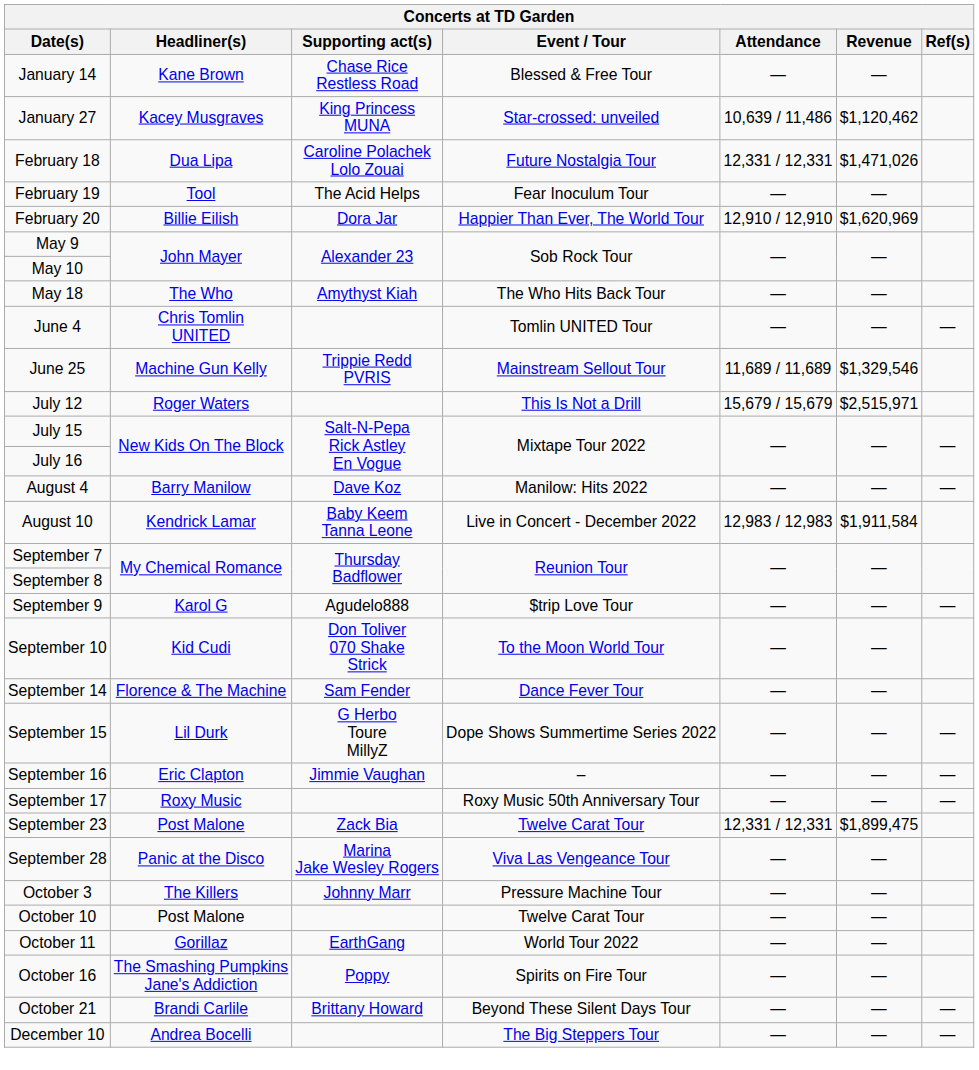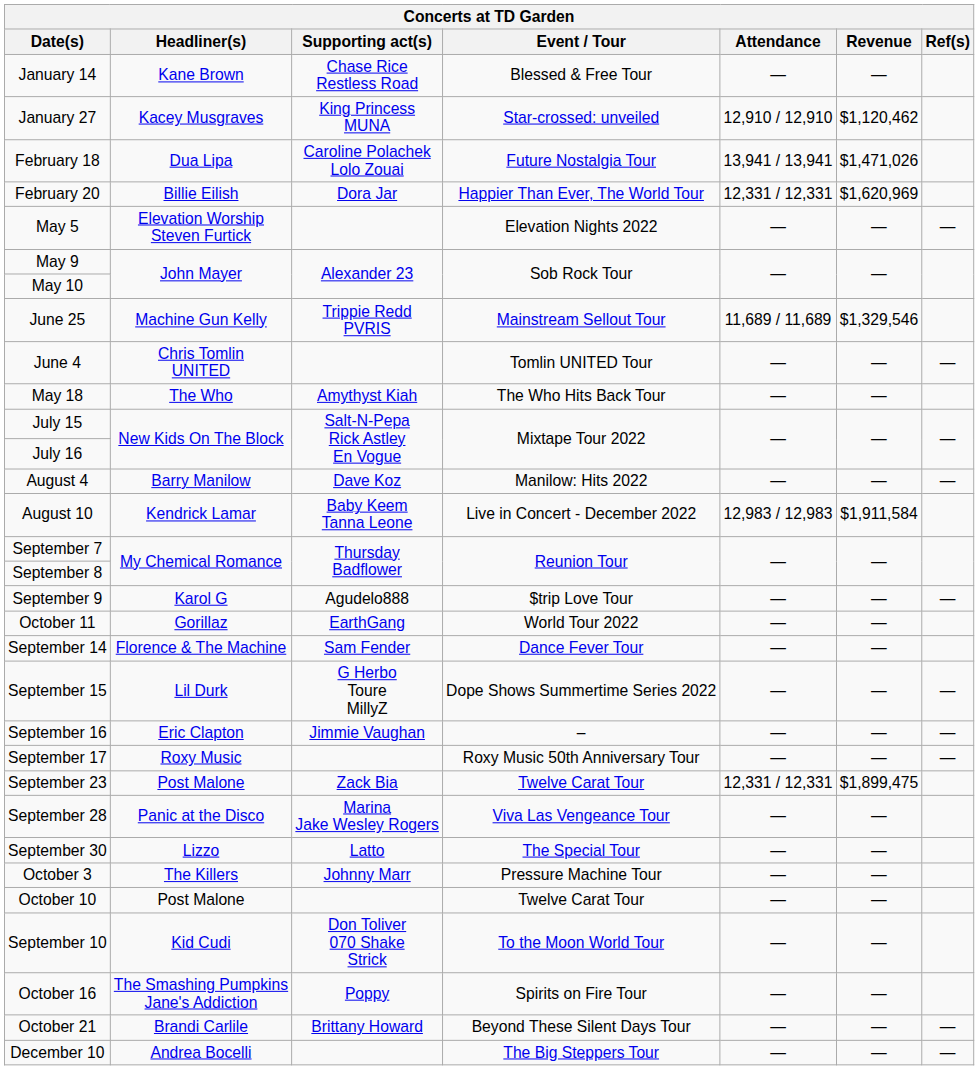(778, 117) 10,639 / 11,486 -> (778, 117) 12,910 / 12,910
(778, 160) 12,331 / 12,331 -> (778, 160) 13,941 / 13,941
- row: (57, 194)
(778, 219) 12,910 / 12,910 -> (778, 194) 12,331 / 12,331
+ row: (57, 227)
rows swapped: (57, 293) <-> (57, 369)
- row: (57, 403)
rows swapped: (57, 648) <-> (57, 942)
+ row: (57, 850)
